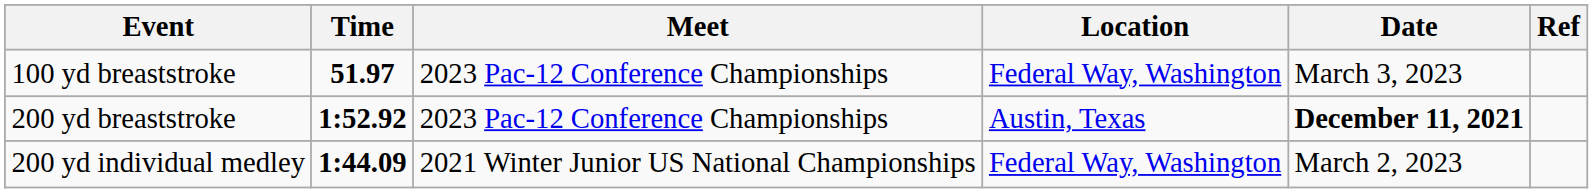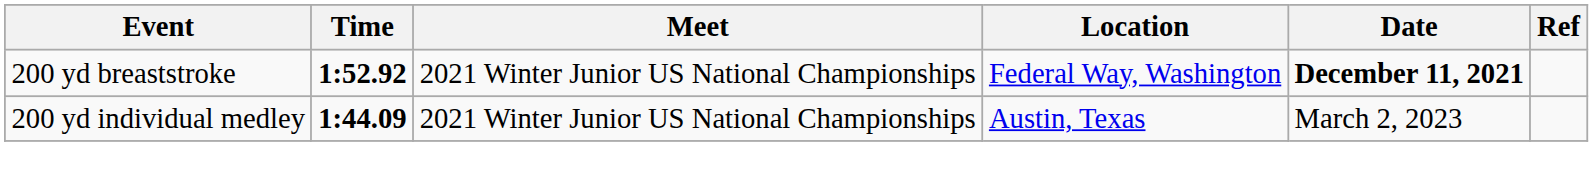- row: (124, 72)
(654, 118) 2023 Pac-12 Conference Championships -> (698, 72) 2021 Winter Junior US National Championships
(1067, 118) Austin, Texas -> (1135, 72) Federal Way, Washington
(1135, 163) Federal Way, Washington -> (1067, 118) Austin, Texas
